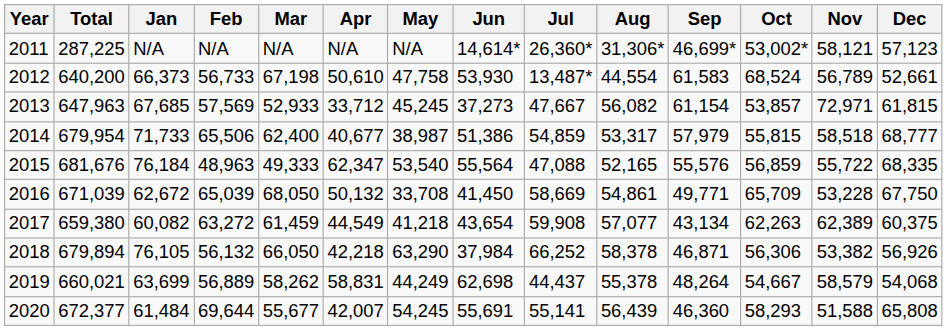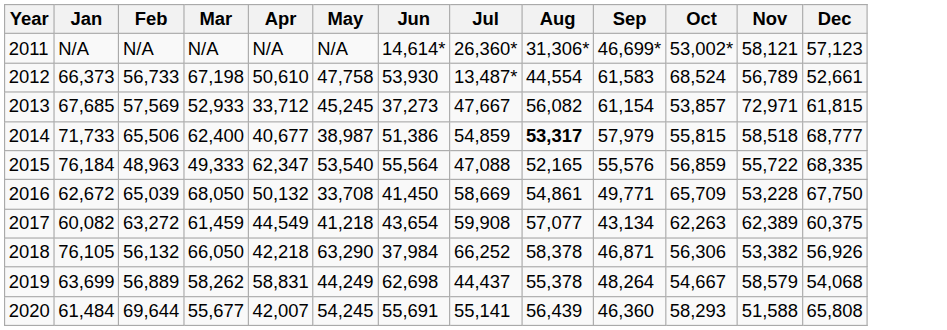- column: (91, 19)
(629, 135) normal -> (554, 135) bold
